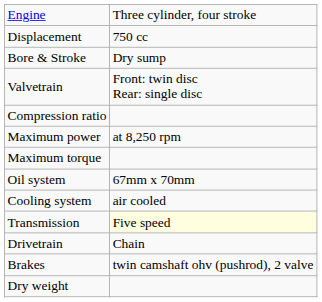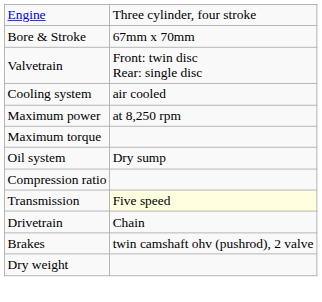- row: (44, 36)
(139, 57) Dry sump -> (154, 36) 67mm x 70mm
rows swapped: (57, 115) <-> (50, 200)
(154, 179) 67mm x 70mm -> (139, 158) Dry sump
